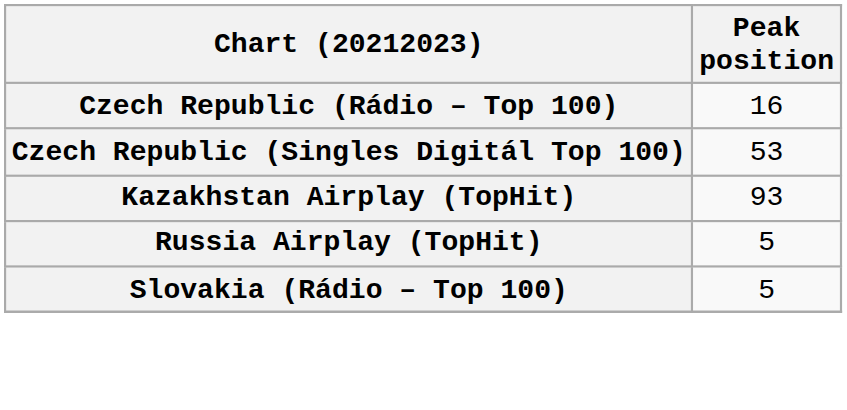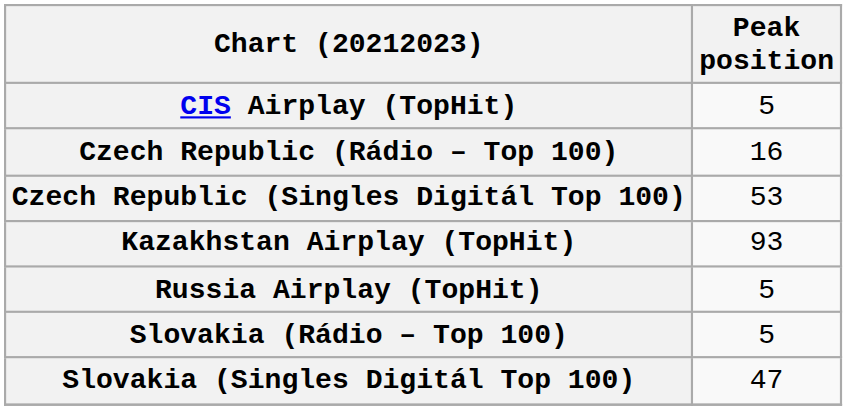+ row: (349, 106)
+ row: (349, 381)
